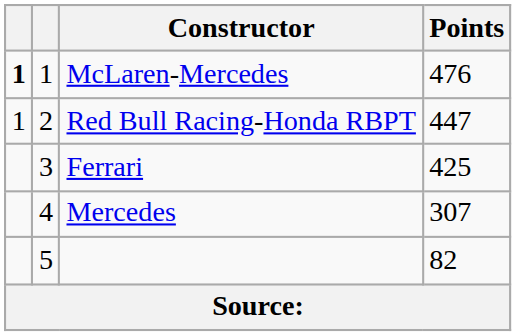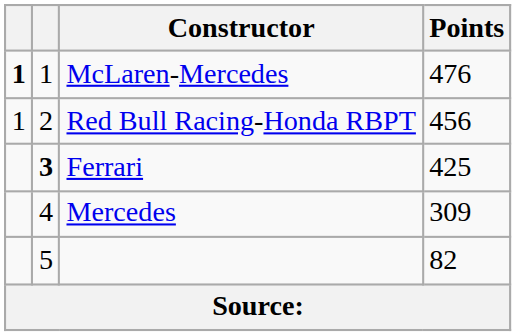(450, 120) 447 -> (450, 120) 456
(46, 166) normal -> (46, 166) bold
(450, 213) 307 -> (450, 213) 309
